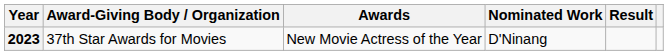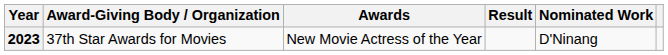columns swapped: (545, 15) <-> (631, 15)
